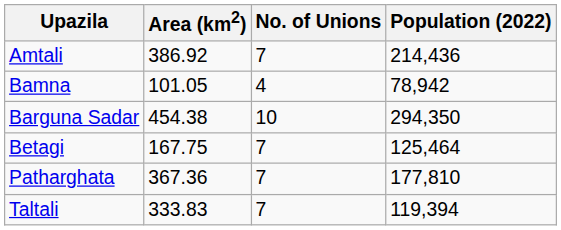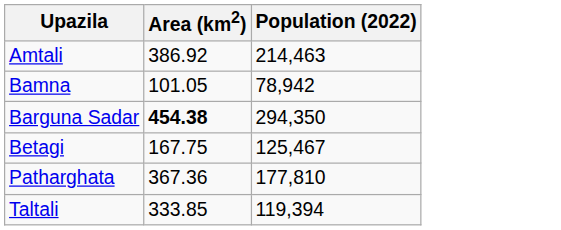- column: (318, 22)
(425, 55) 214,436 -> (290, 55) 214,463
(178, 117) normal -> (178, 117) bold
(425, 147) 125,464 -> (290, 147) 125,467
(178, 209) 333.83 -> (178, 209) 333.85
